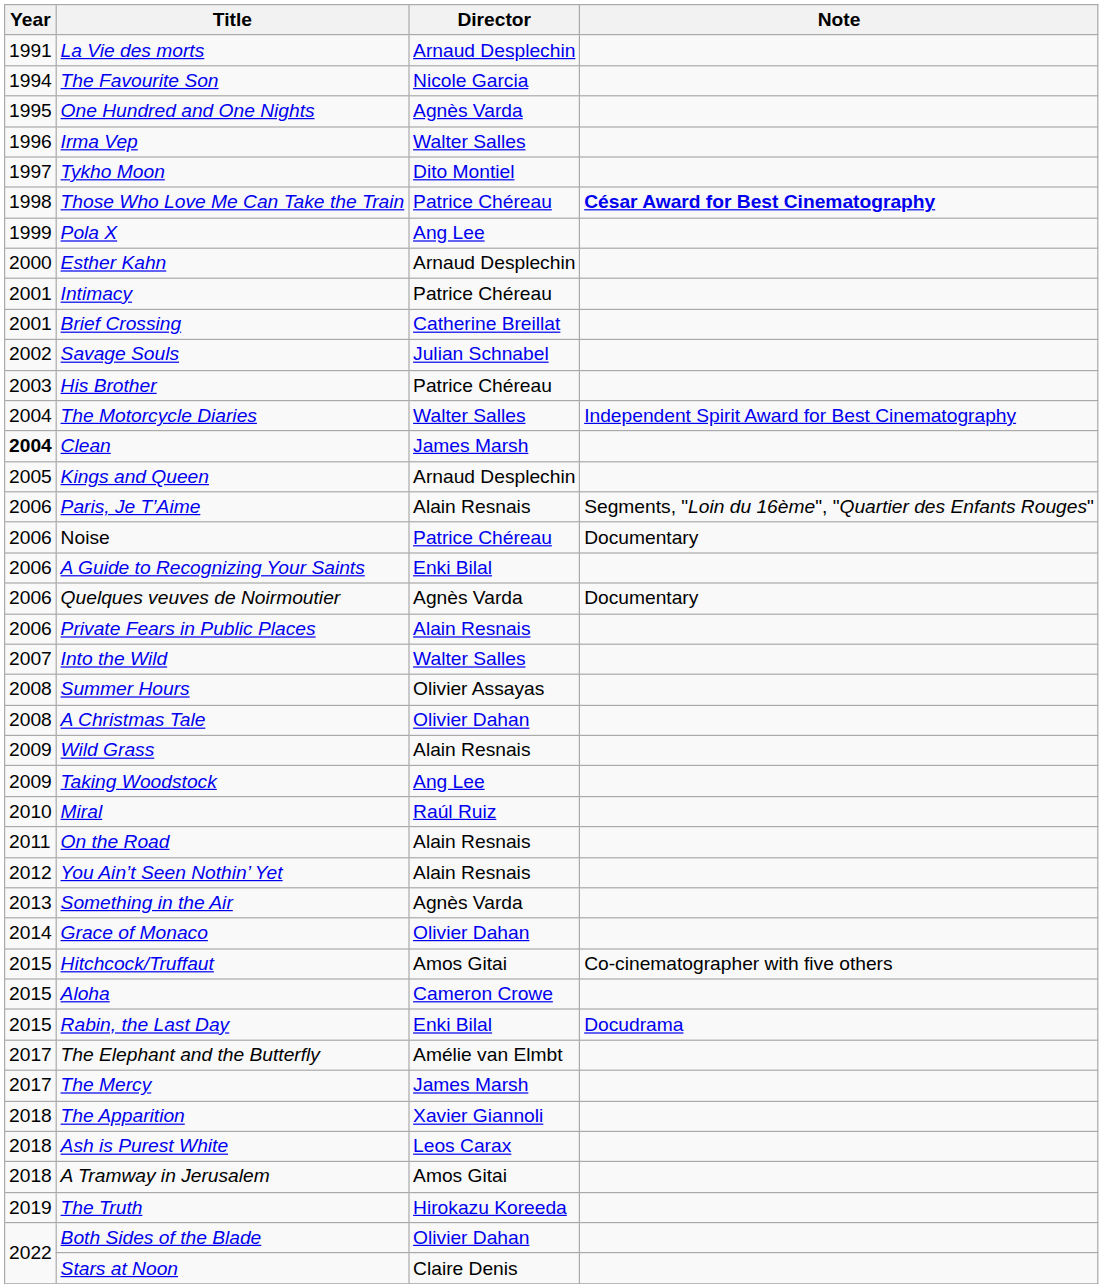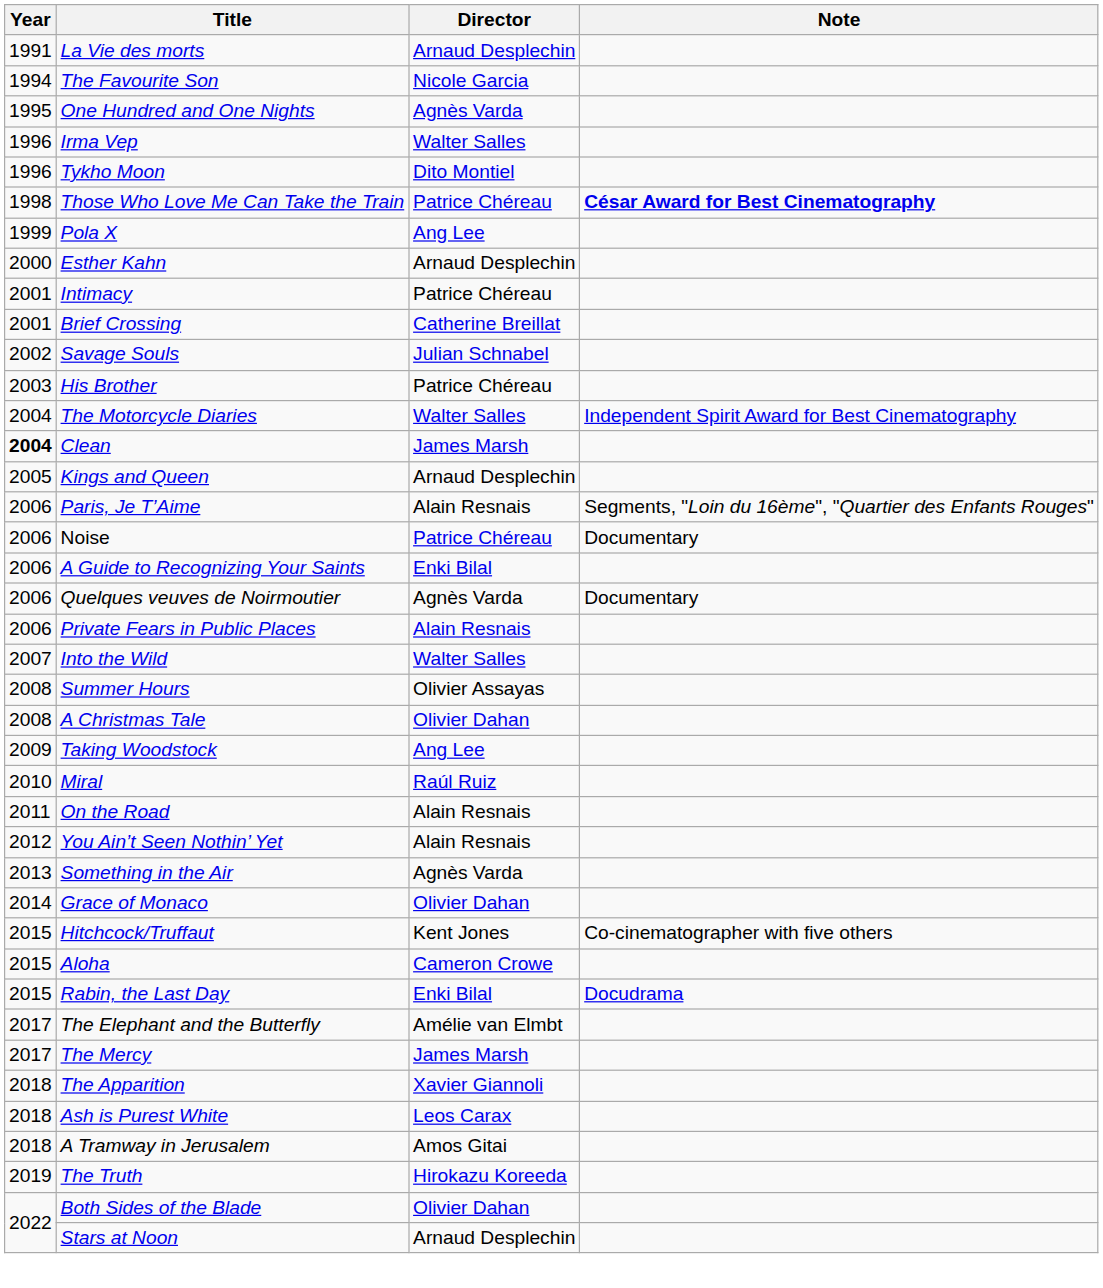(30, 171) 1997 -> (30, 171) 1996
- row: (107, 750)
(460, 963) Amos Gitai -> (461, 933) Kent Jones
(465, 1268) Claire Denis -> (494, 1237) Arnaud Desplechin
